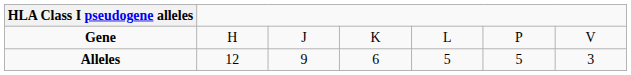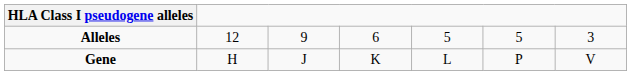rows swapped: (100, 37) <-> (100, 59)
